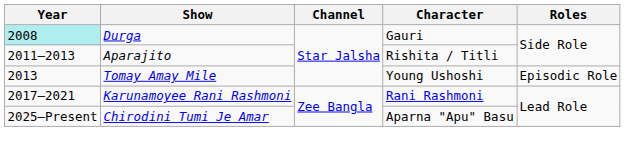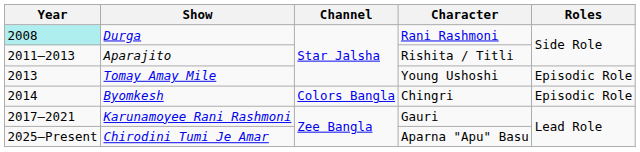(405, 35) Gauri -> (450, 35) Rani Rashmoni
+ row: (134, 96)
(435, 96) Rani Rashmoni -> (420, 116) Gauri
